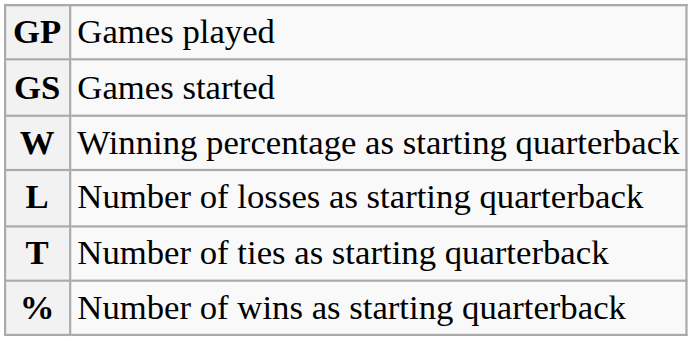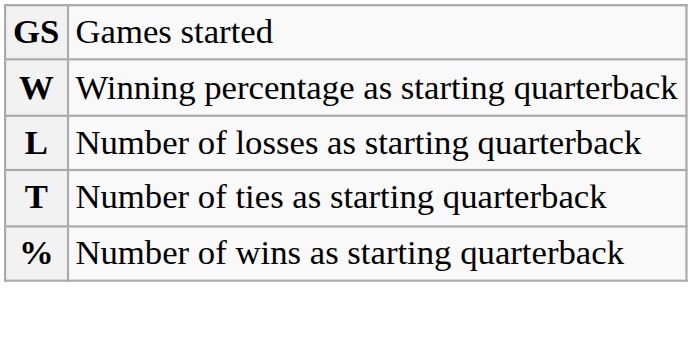- row: (37, 32)
